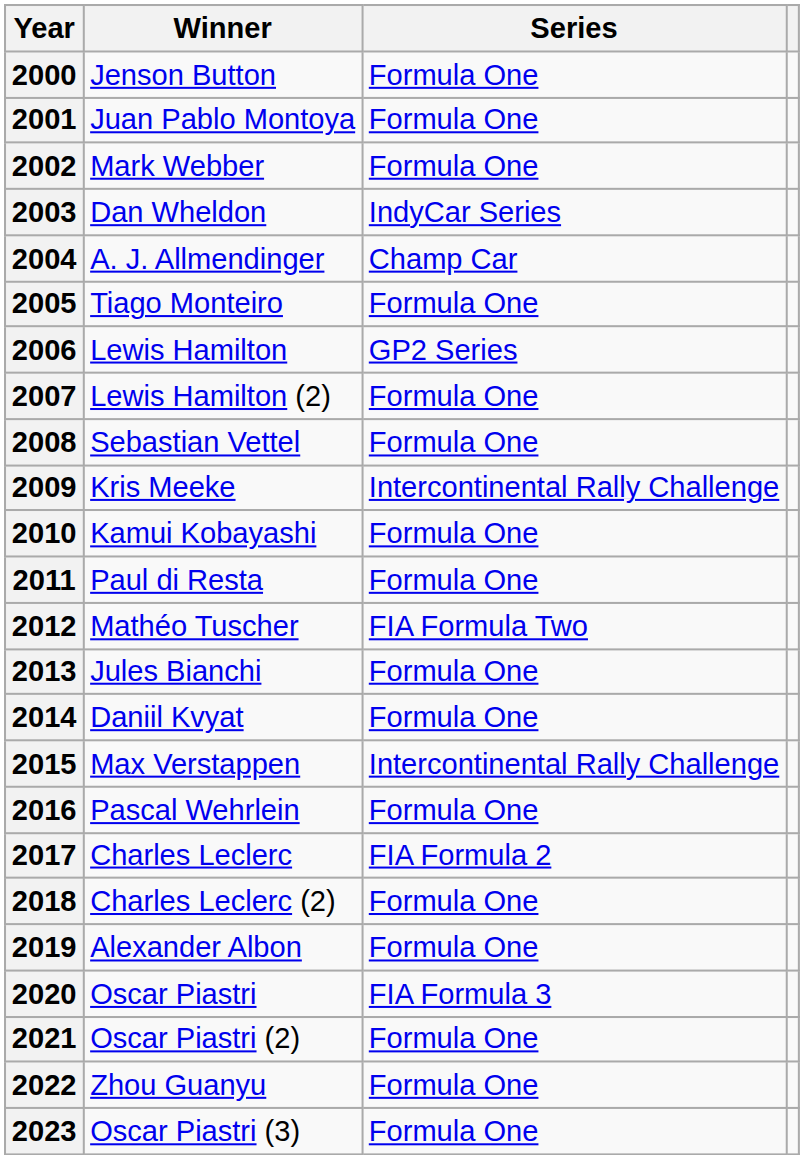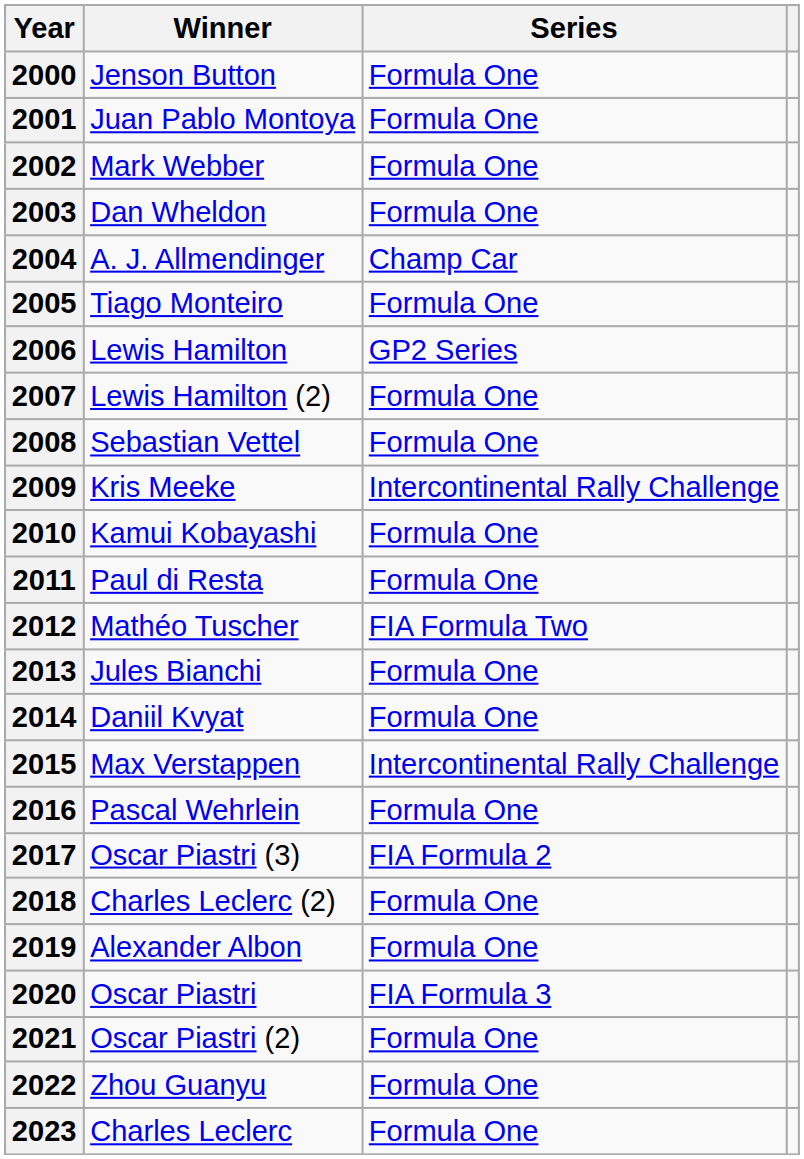(465, 212) IndyCar Series -> (454, 212) Formula One
(191, 856) Charles Leclerc -> (195, 856) Oscar Piastri (3)
(195, 1131) Oscar Piastri (3) -> (191, 1131) Charles Leclerc
